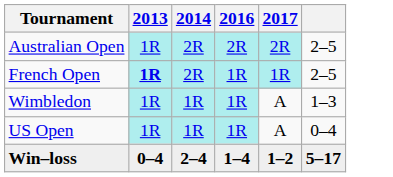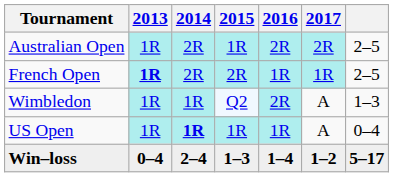+ column: (237, 18)
(237, 102) 1R -> (280, 102) 2R
(193, 130) normal -> (193, 130) bold
